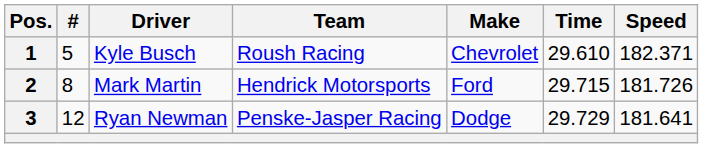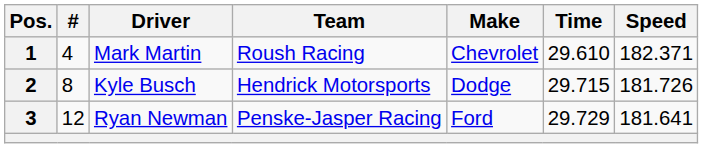(68, 53) 5 -> (68, 53) 4
(145, 53) Kyle Busch -> (148, 53) Mark Martin
(148, 85) Mark Martin -> (145, 85) Kyle Busch
(472, 85) Ford -> (481, 85) Dodge
(481, 118) Dodge -> (472, 118) Ford
